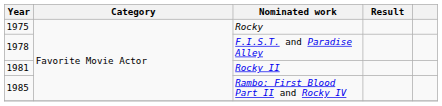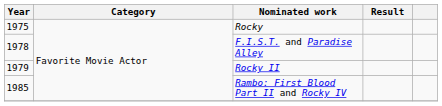(18, 68) 1981 -> (18, 68) 1979
